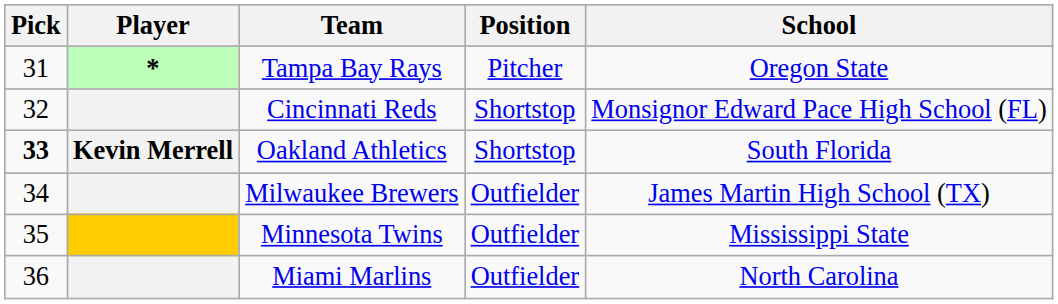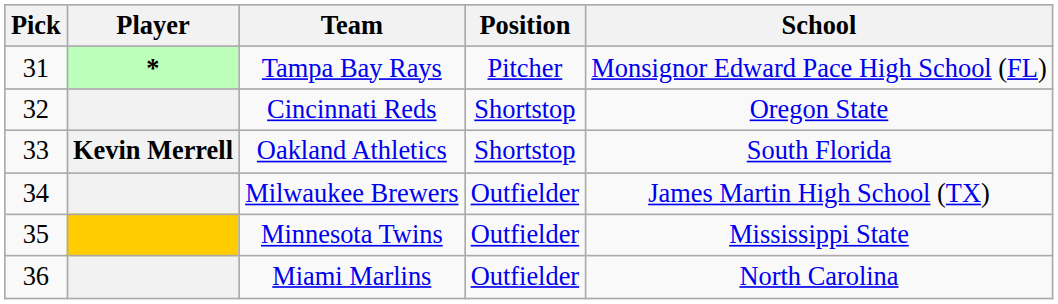(819, 67) Oregon State -> (819, 67) Monsignor Edward Pace High School (FL)
(819, 109) Monsignor Edward Pace High School (FL) -> (819, 109) Oregon State
(36, 151) bold -> (36, 151) normal
